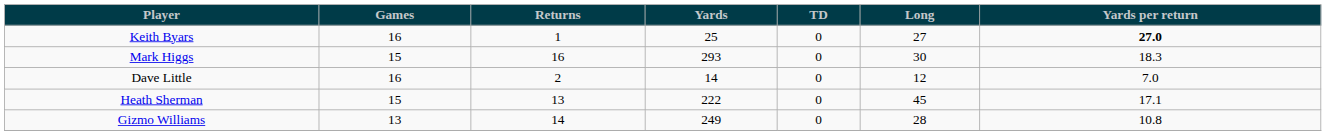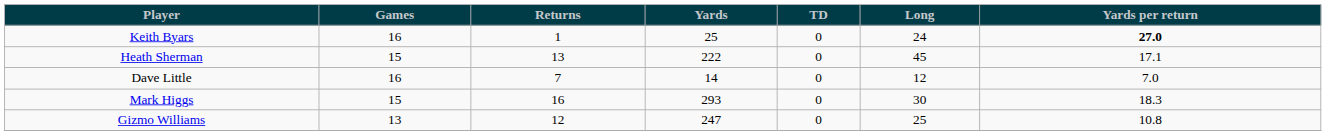(920, 36) 27 -> (920, 36) 24
rows swapped: (162, 57) <-> (162, 99)
(558, 78) 2 -> (558, 78) 7
(558, 120) 14 -> (558, 120) 12
(711, 120) 249 -> (711, 120) 247
(920, 120) 28 -> (920, 120) 25
